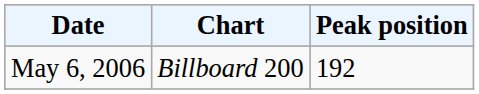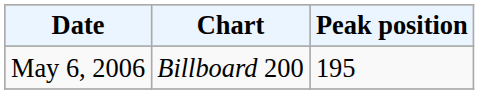(336, 67) 192 -> (336, 67) 195
